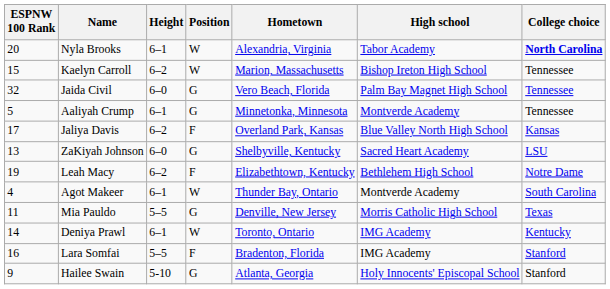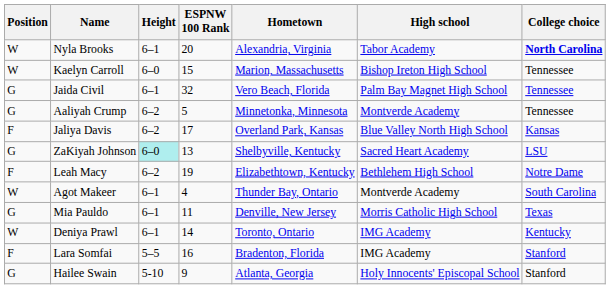columns swapped: (31, 22) <-> (209, 22)
(158, 70) 6–2 -> (151, 70) 6–0
(158, 90) 6–0 -> (151, 90) 6–1
(158, 110) 6–1 -> (151, 110) 6–2
(158, 151) no background -> (151, 151) paleturquoise background
(158, 212) 5–5 -> (151, 212) 6–1
